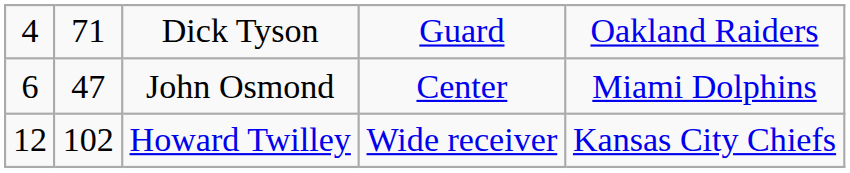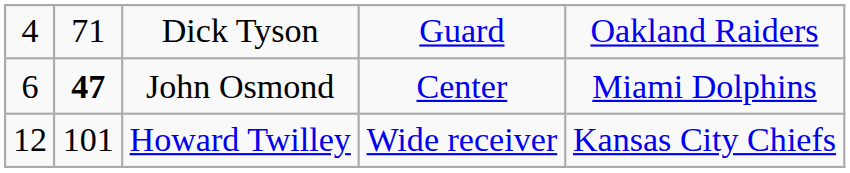(88, 85) normal -> (88, 85) bold
(88, 139) 102 -> (88, 139) 101
